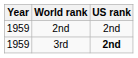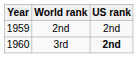(18, 45) 1959 -> (18, 45) 1960
